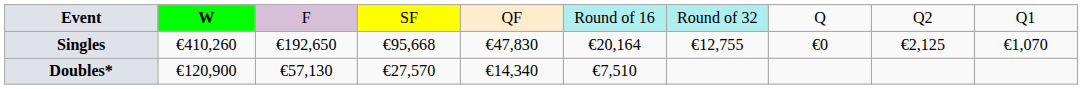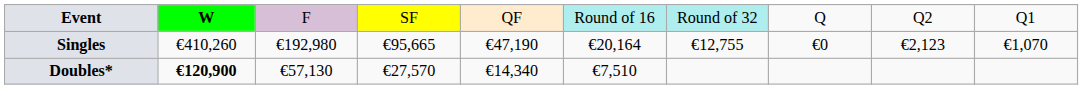(306, 44) €192,650 -> (306, 44) €192,980
(409, 44) €95,668 -> (409, 44) €95,665
(512, 44) €47,830 -> (512, 44) €47,190
(923, 44) €2,125 -> (923, 44) €2,123
(206, 71) normal -> (206, 71) bold
